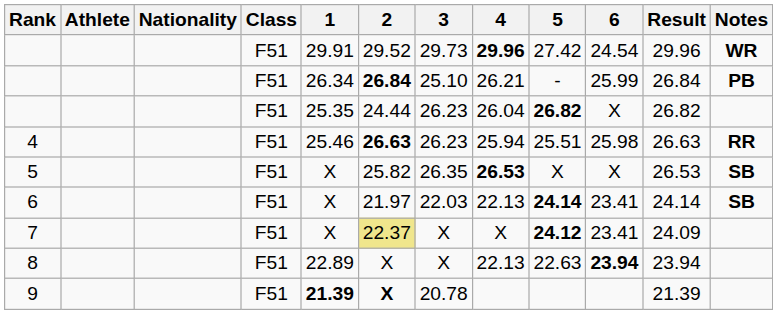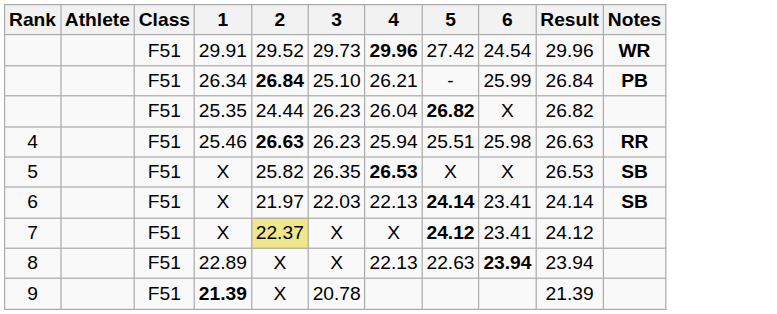- column: (188, 19)
(677, 232) 24.09 -> (570, 232) 24.12
(387, 293) bold -> (280, 293) normal
